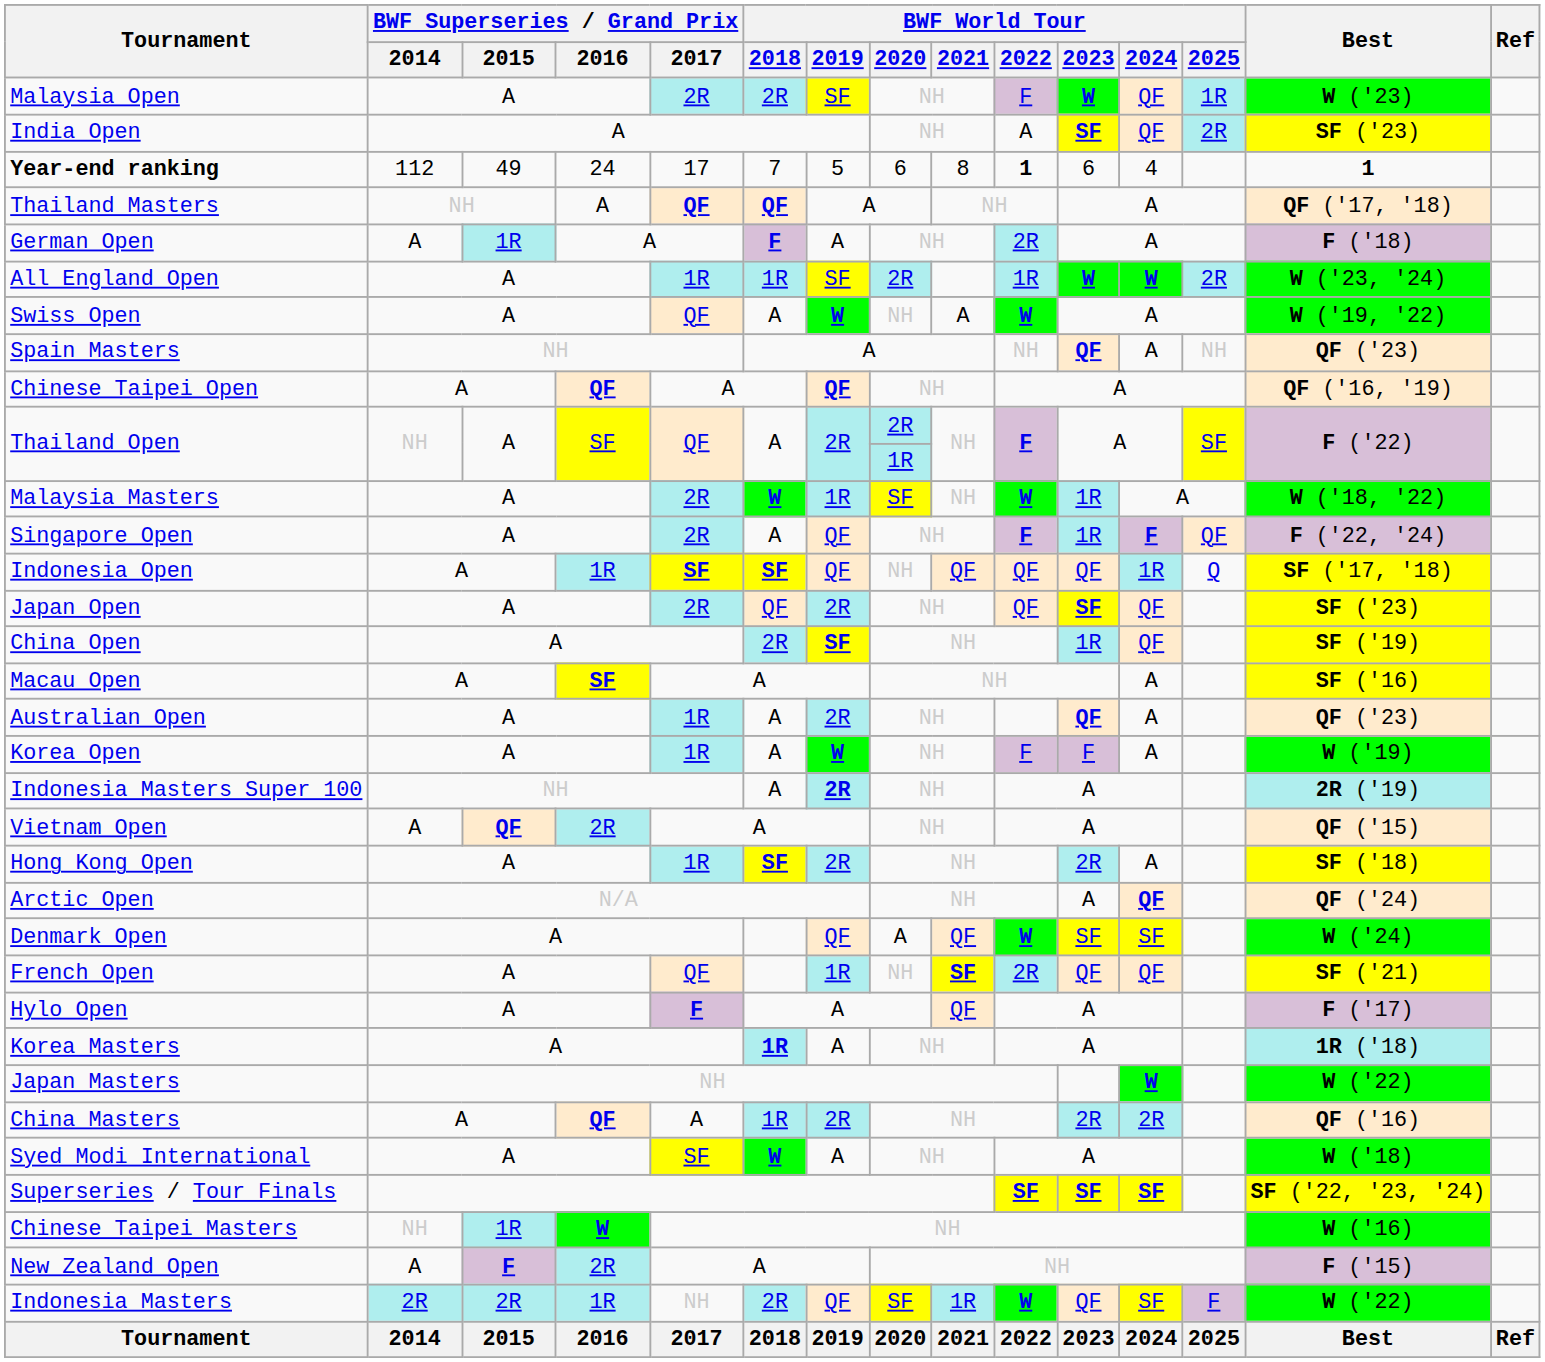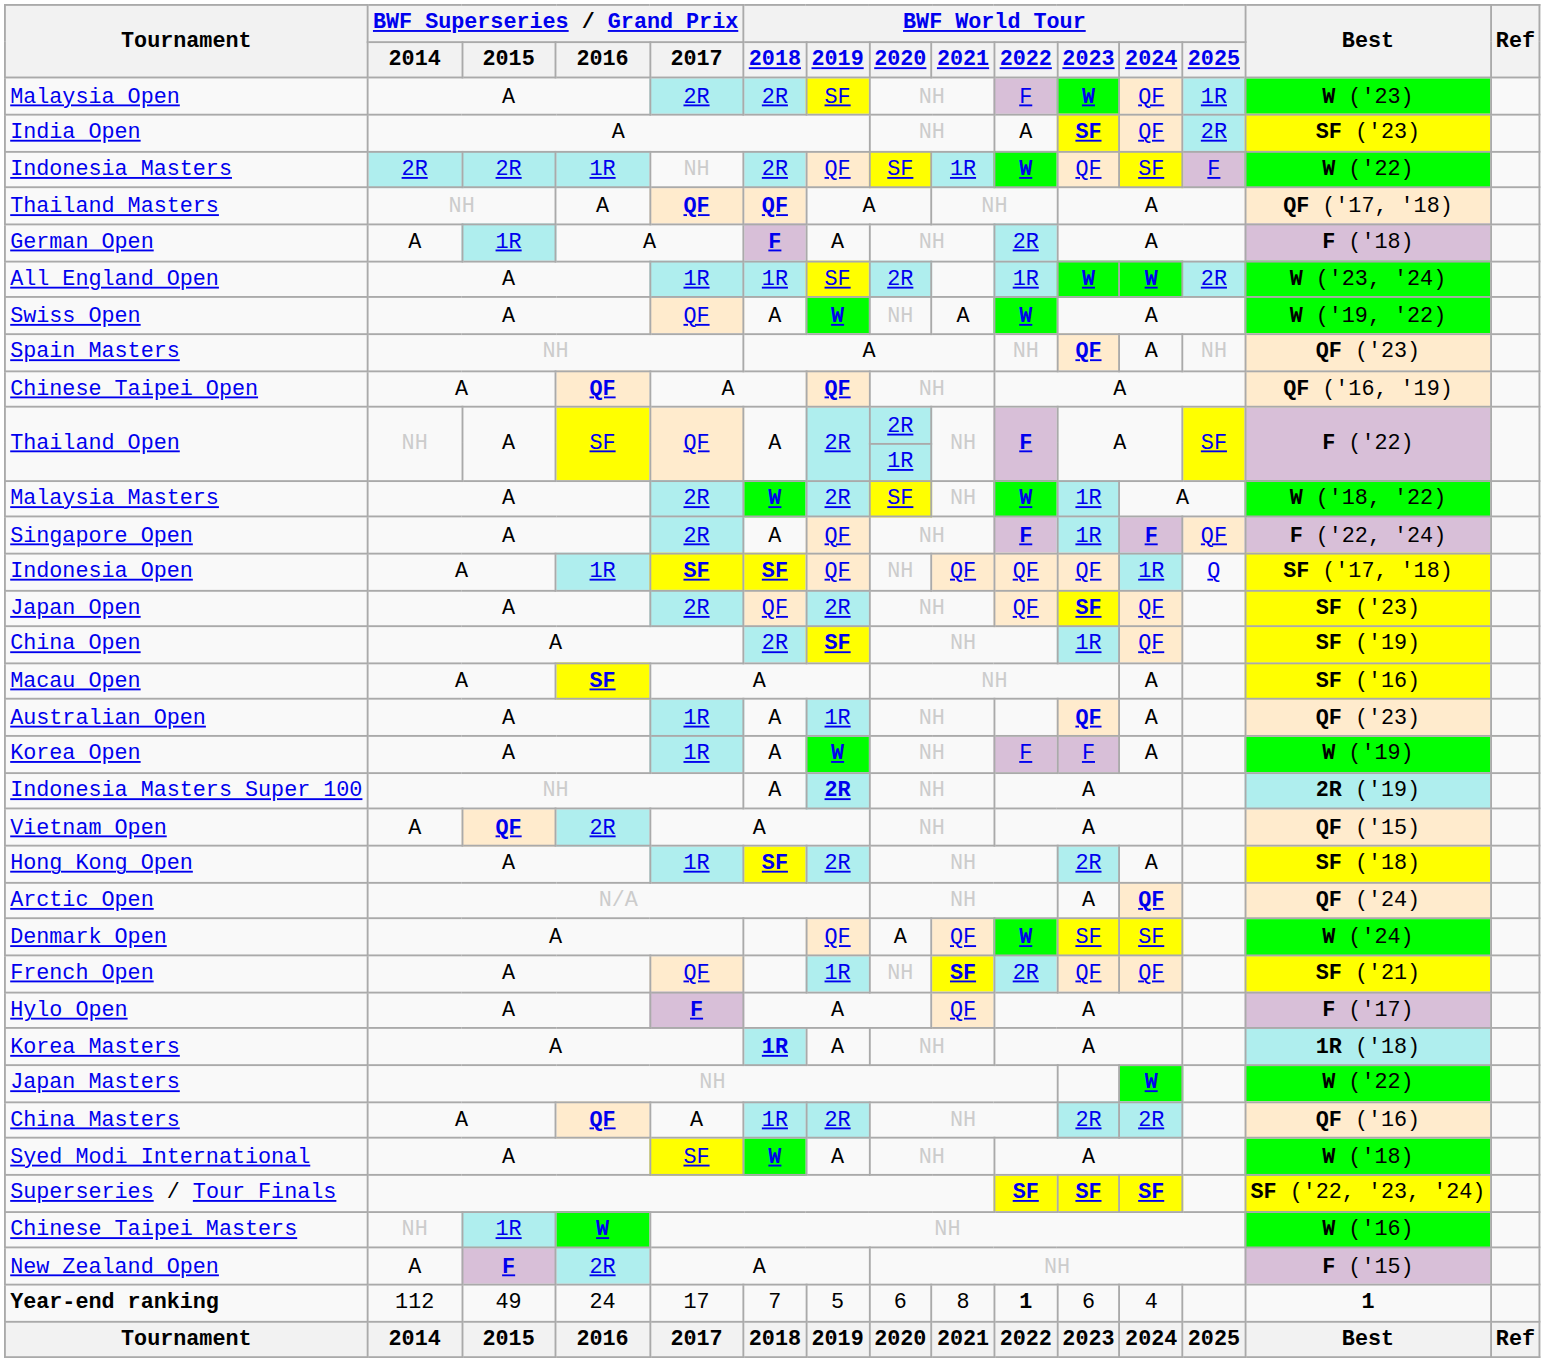rows swapped: (121, 1303) <-> (115, 169)
(838, 498) 1R -> (838, 498) 2R
(838, 718) 2R -> (838, 718) 1R
